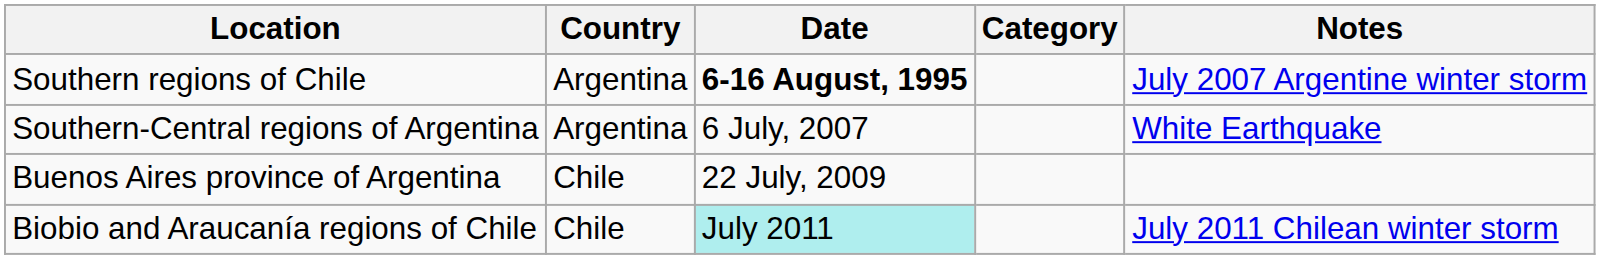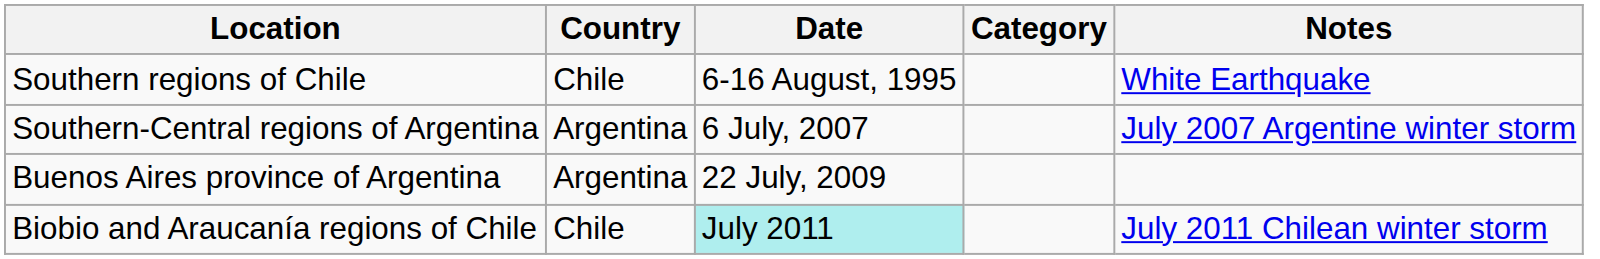(620, 79) Argentina -> (589, 79) Chile
(835, 79) bold -> (829, 79) normal
(1360, 79) July 2007 Argentine winter storm -> (1246, 79) White Earthquake
(1257, 128) White Earthquake -> (1349, 128) July 2007 Argentine winter storm
(589, 178) Chile -> (620, 178) Argentina
